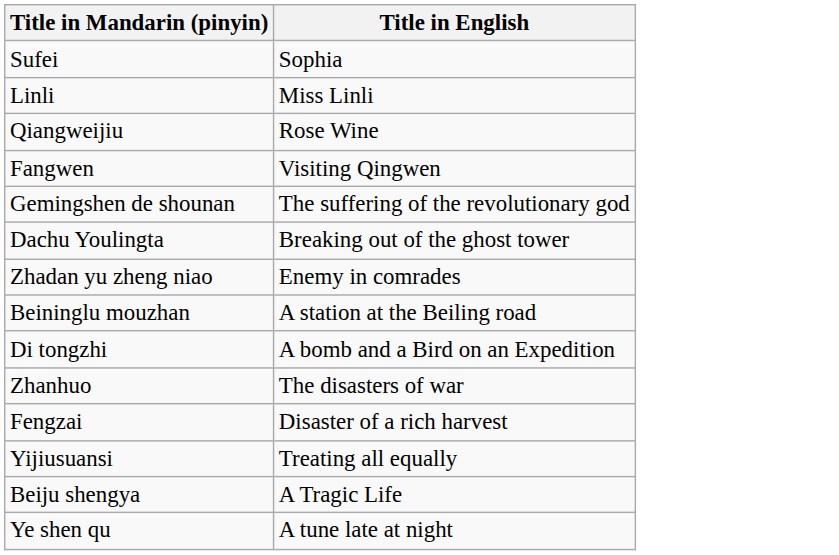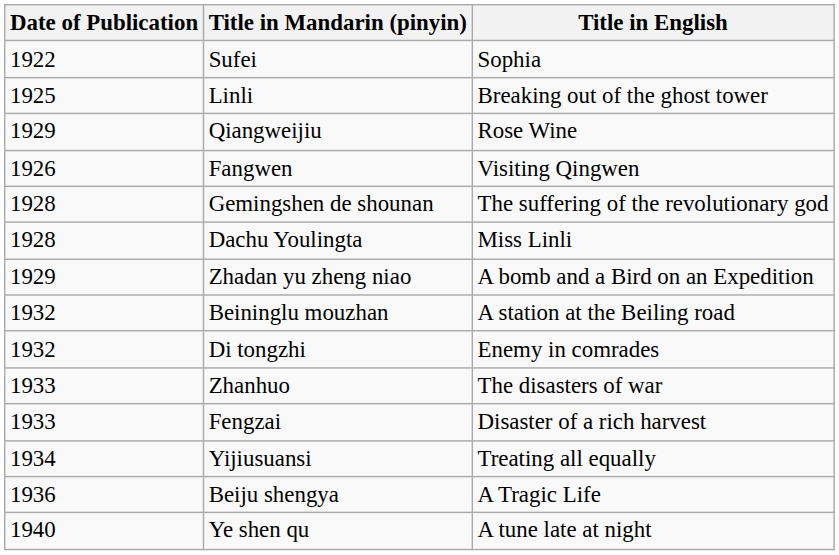+ column: (104, 22)
(326, 95) Miss Linli -> (623, 95) Breaking out of the ghost tower
(424, 240) Breaking out of the ghost tower -> (525, 240) Miss Linli
(370, 276) Enemy in comrades -> (646, 276) A bomb and a Bird on an Expedition
(447, 349) A bomb and a Bird on an Expedition -> (568, 349) Enemy in comrades
